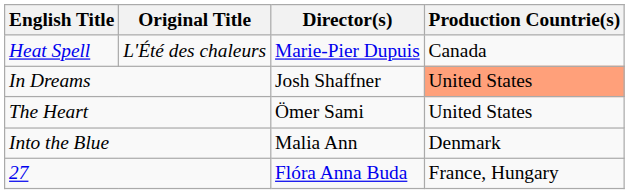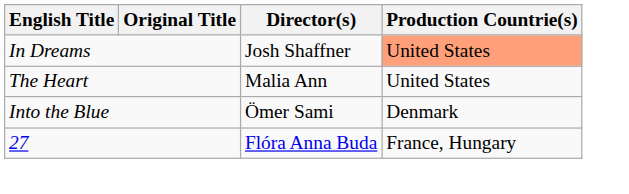- row: (50, 50)
(319, 111) Ömer Sami -> (286, 81) Malia Ann
(316, 142) Malia Ann -> (289, 111) Ömer Sami
